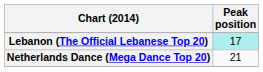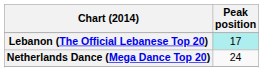(236, 58) 21 -> (236, 58) 24
